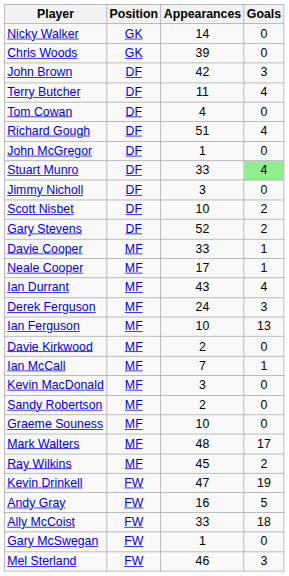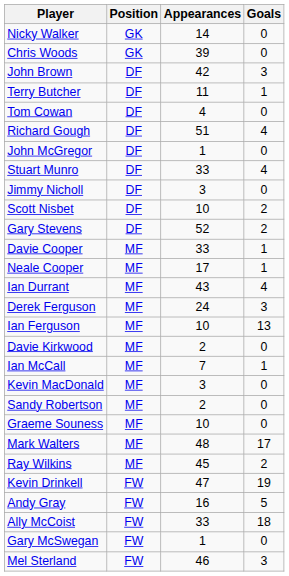(264, 92) 4 -> (264, 92) 1
(264, 170) lightgreen background -> (264, 170) no background
